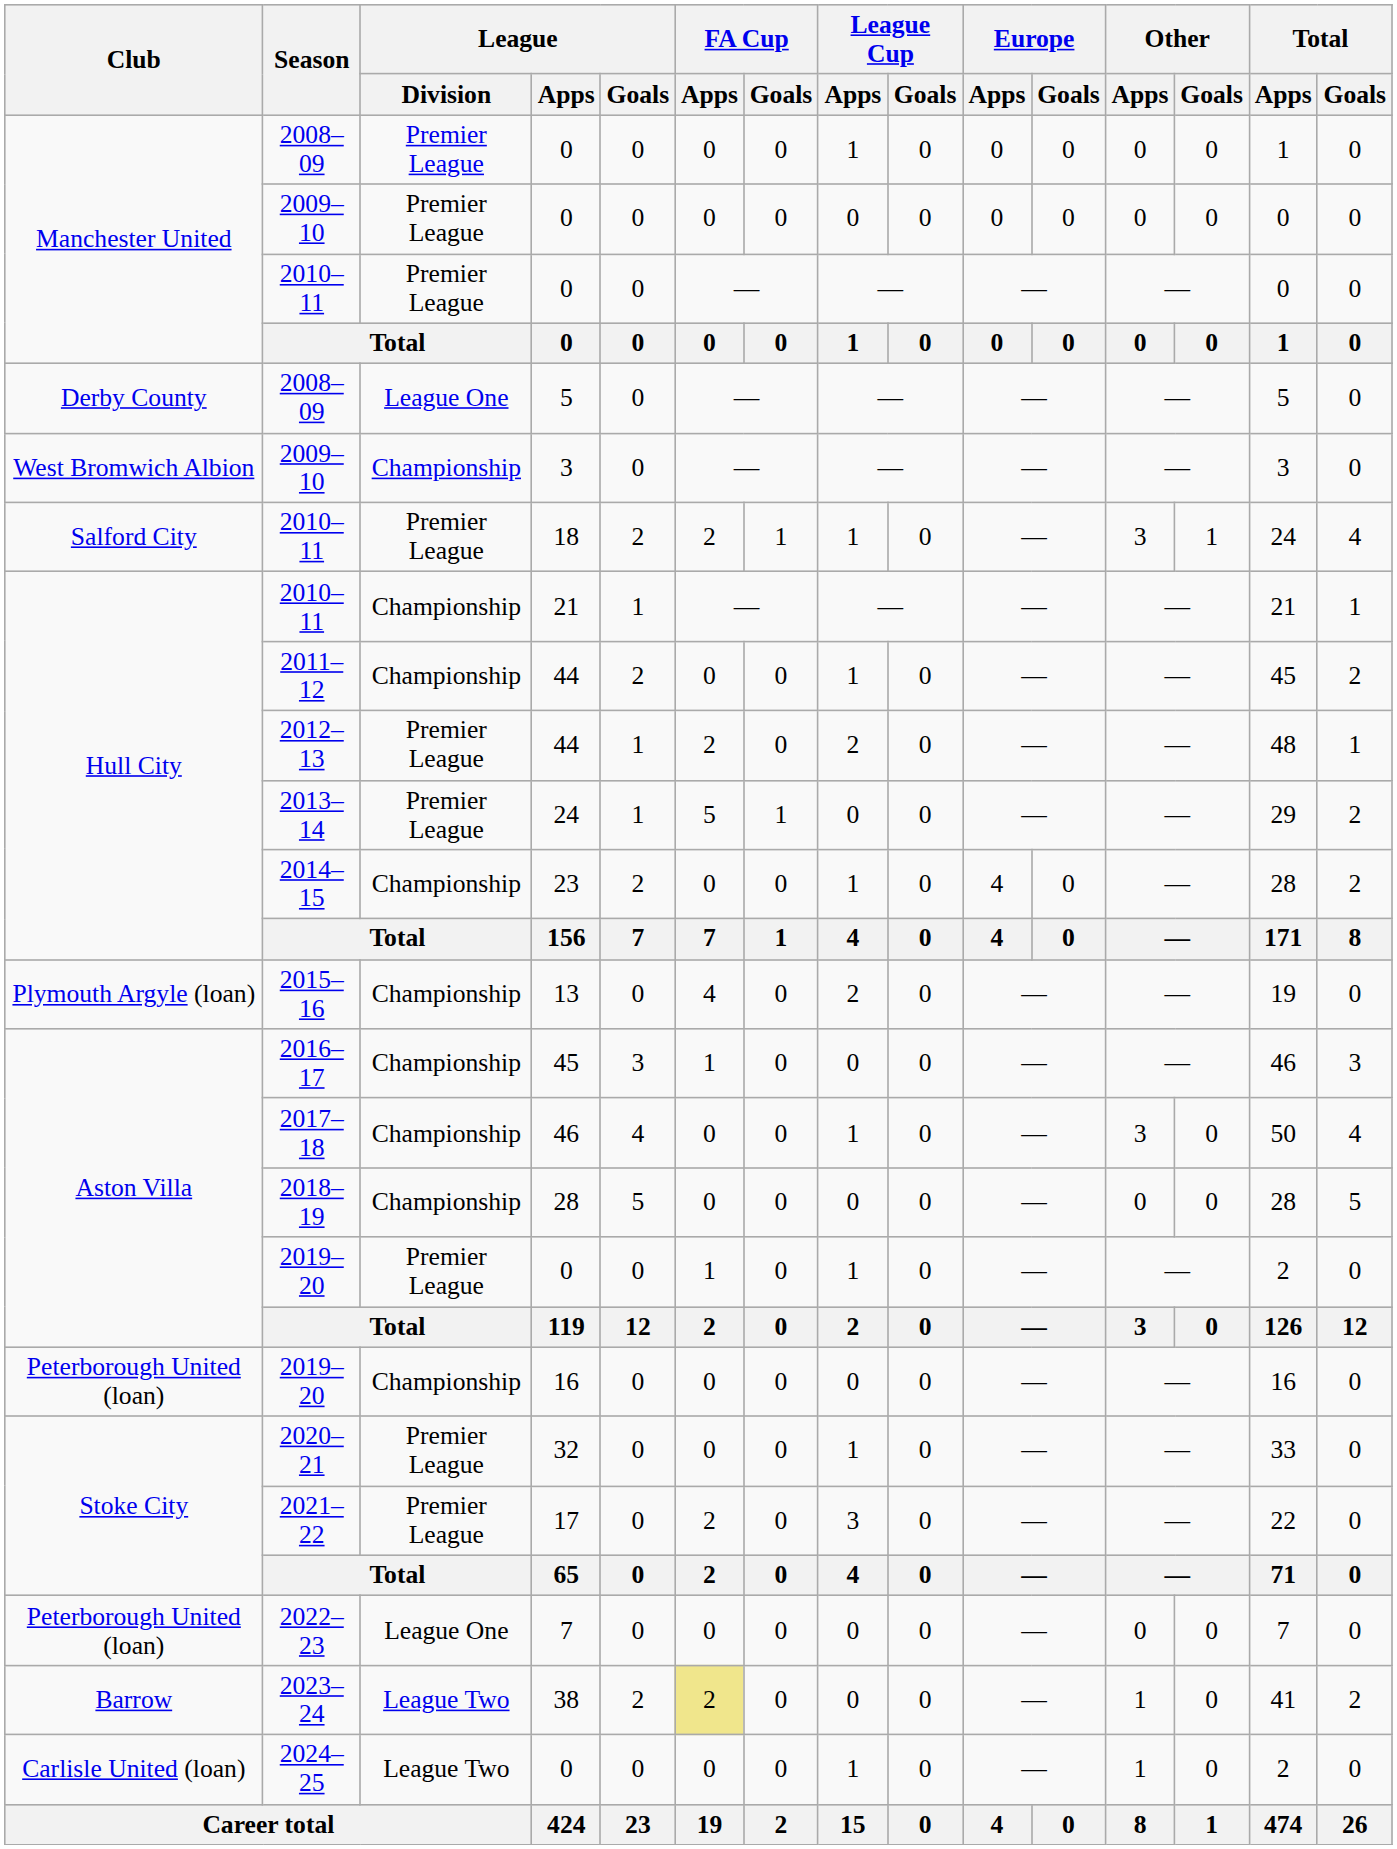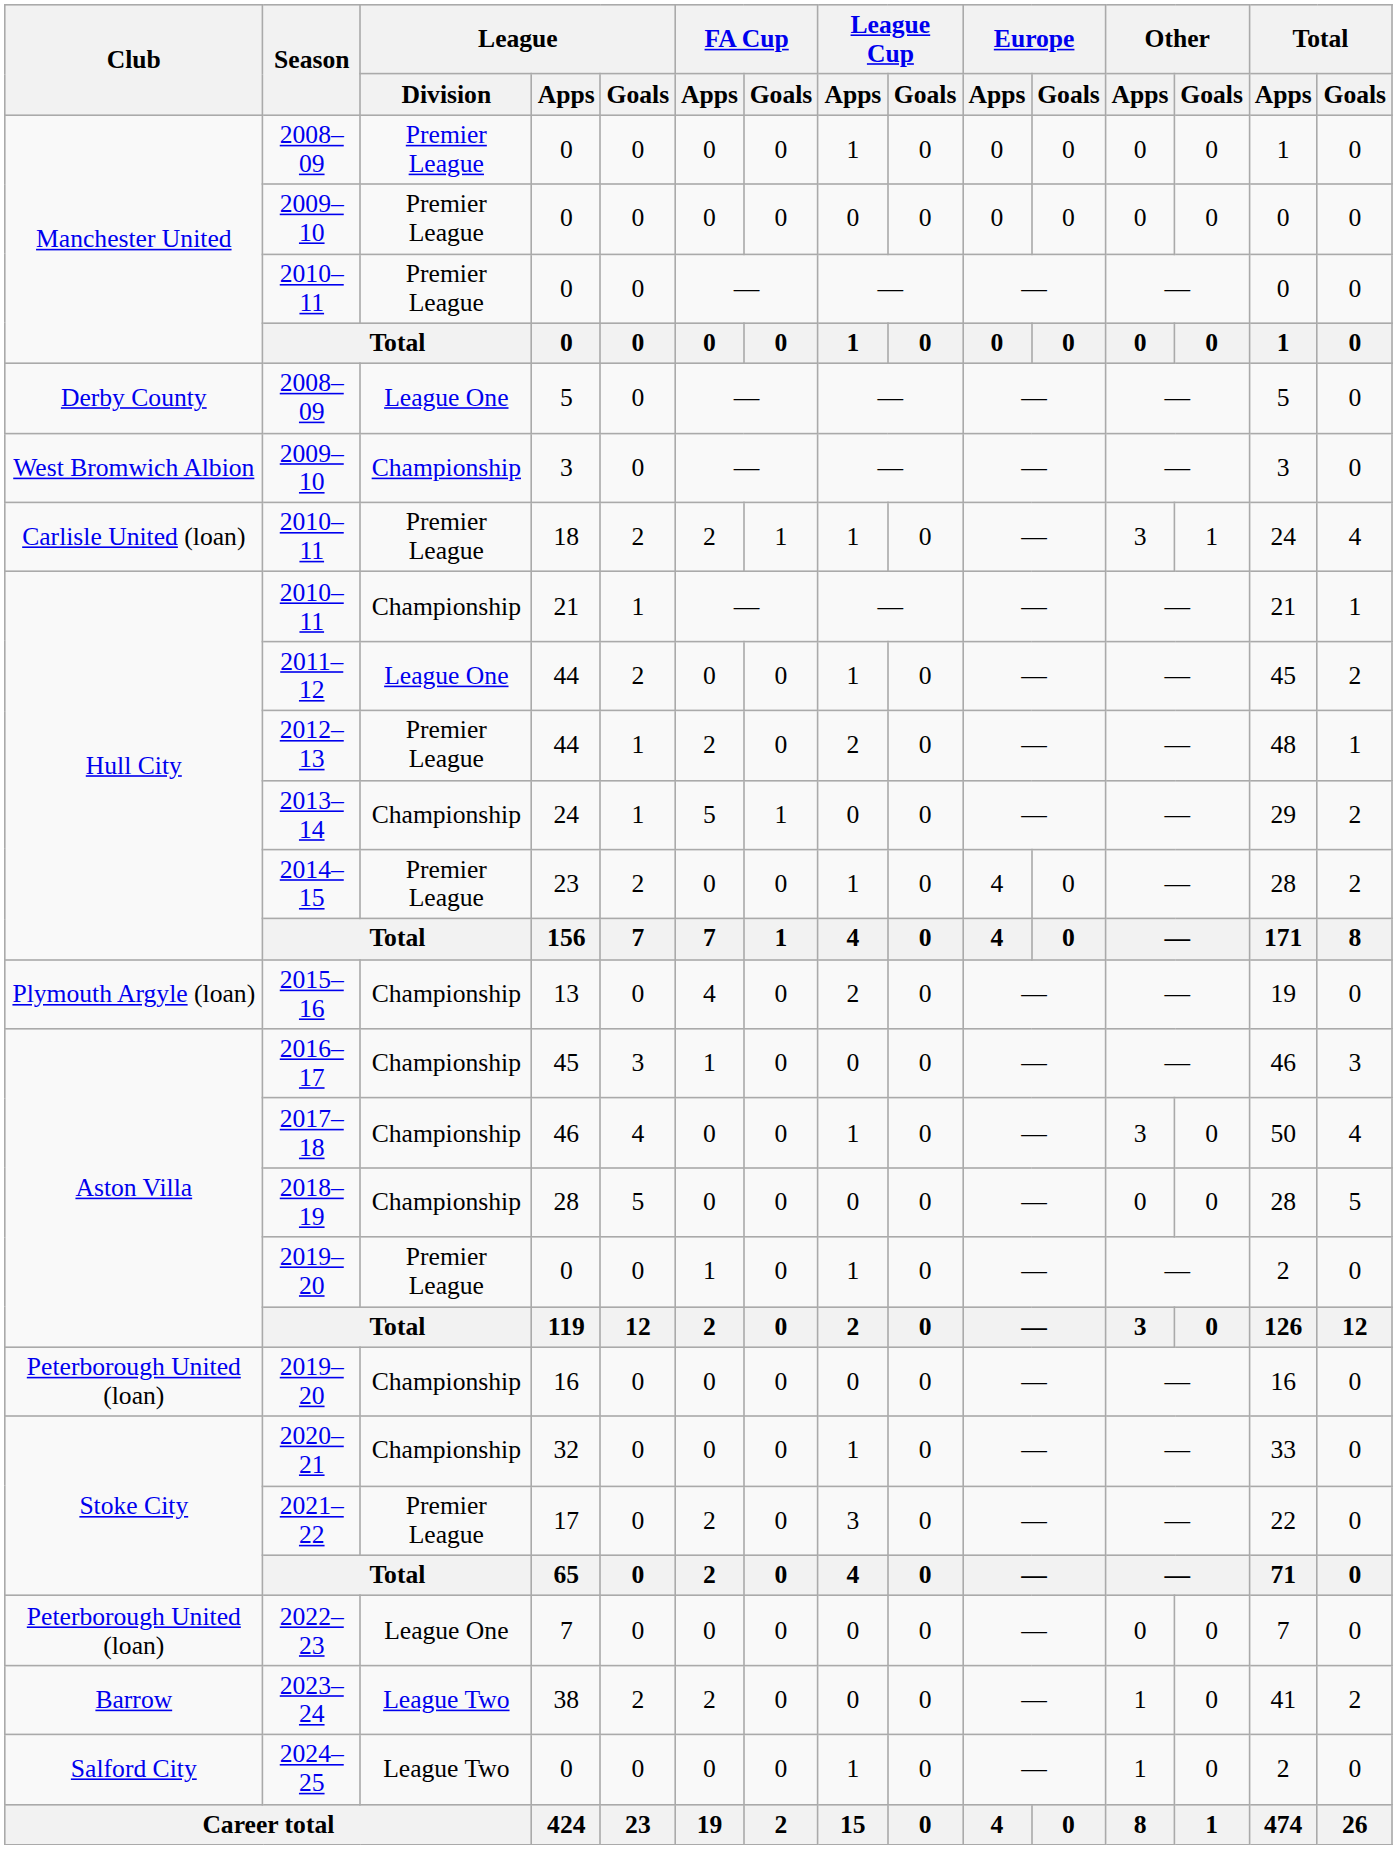(134, 536) Salford City -> (134, 536) Carlisle United (loan)
(446, 675) Championship -> (446, 675) League One
(446, 814) Premier League -> (446, 814) Championship
(446, 883) Championship -> (446, 883) Premier League
(446, 1450) Premier League -> (446, 1450) Championship
(709, 1699) khaki background -> (709, 1699) no background
(134, 1768) Carlisle United (loan) -> (134, 1768) Salford City
